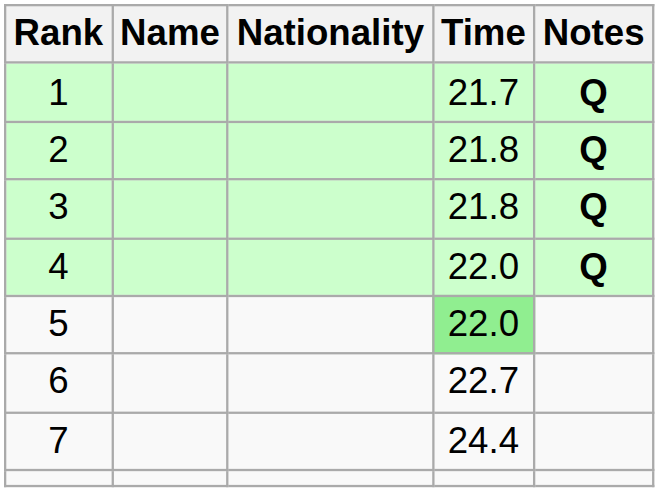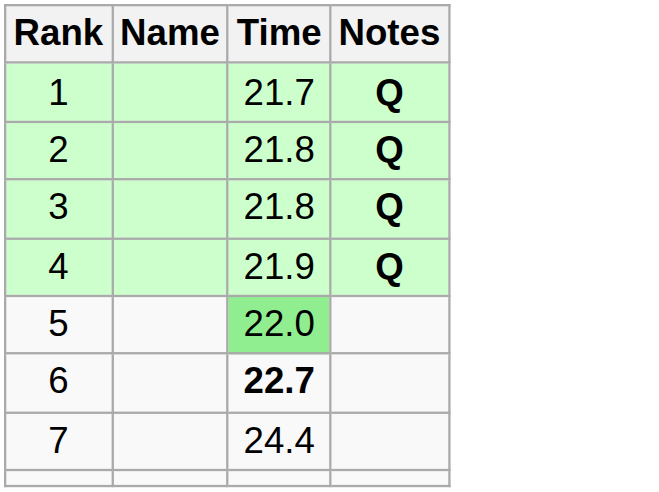- column: (330, 33)
(483, 265) 22.0 -> (279, 265) 21.9
(483, 382) normal -> (279, 382) bold
